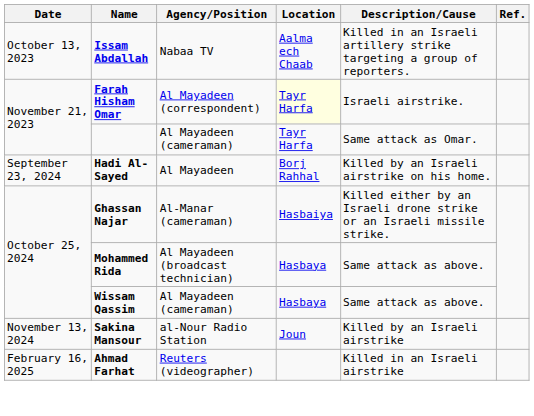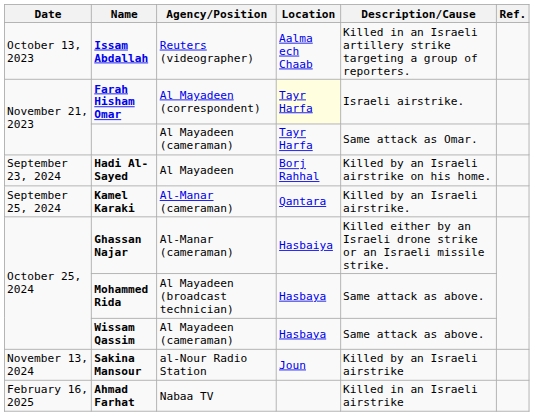(187, 51) Nabaa TV -> (207, 51) Reuters (videographer)
+ row: (114, 201)
(207, 365) Reuters (videographer) -> (187, 396) Nabaa TV
